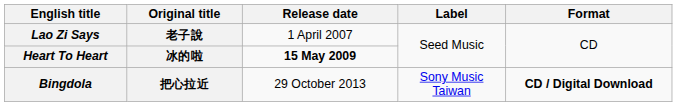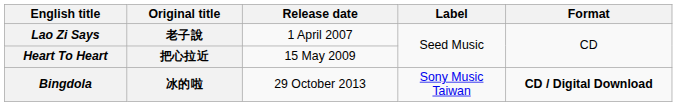(184, 56) 冰的啦 -> (184, 56) 把心拉近
(320, 56) bold -> (320, 56) normal
(184, 84) 把心拉近 -> (184, 84) 冰的啦
